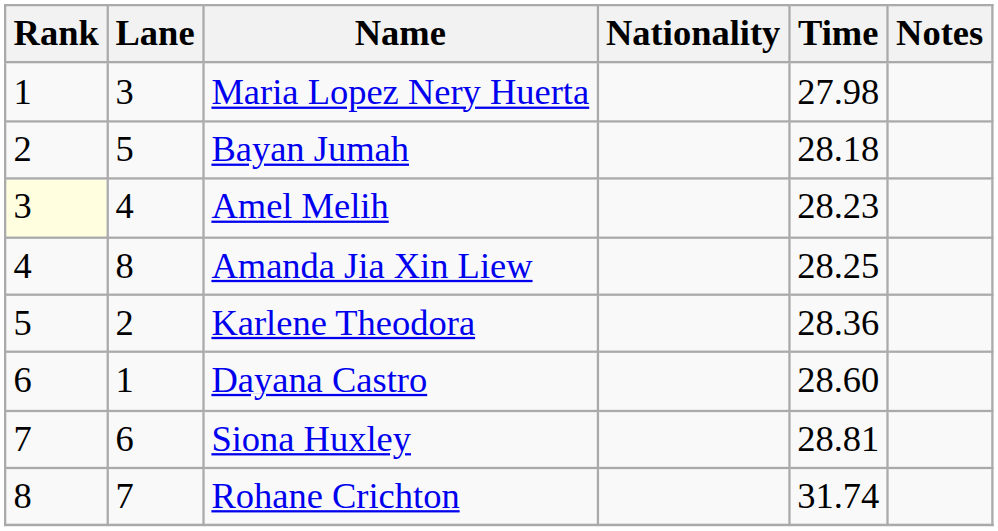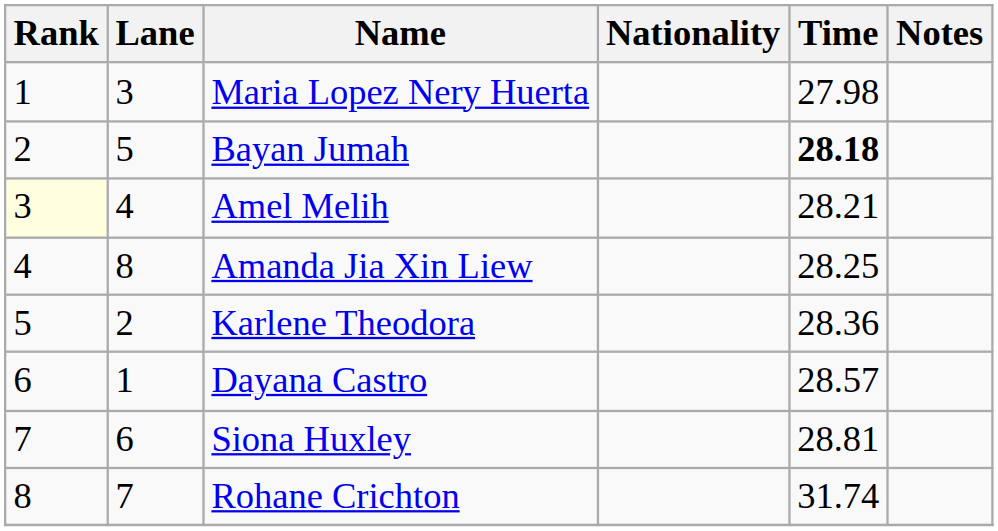(838, 149) normal -> (838, 149) bold
(838, 206) 28.23 -> (838, 206) 28.21
(838, 380) 28.60 -> (838, 380) 28.57
